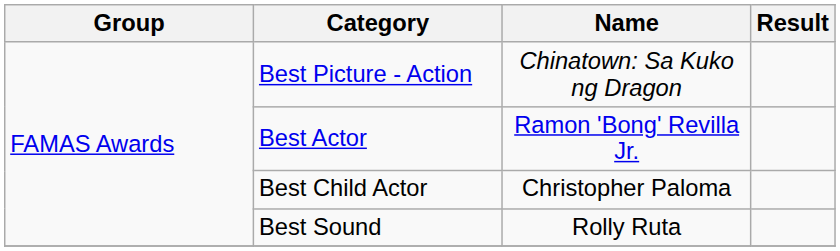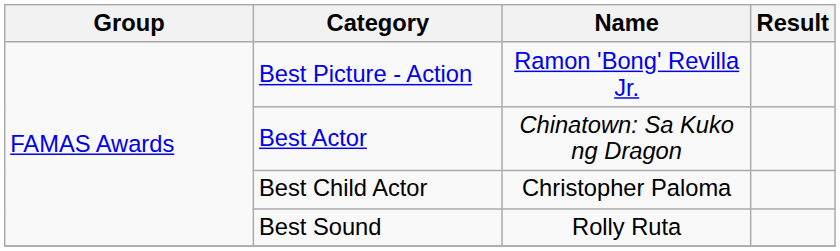(627, 74) Chinatown: Sa Kuko ng Dragon -> (627, 74) Ramon 'Bong' Revilla Jr.
(627, 138) Ramon 'Bong' Revilla Jr. -> (627, 138) Chinatown: Sa Kuko ng Dragon
